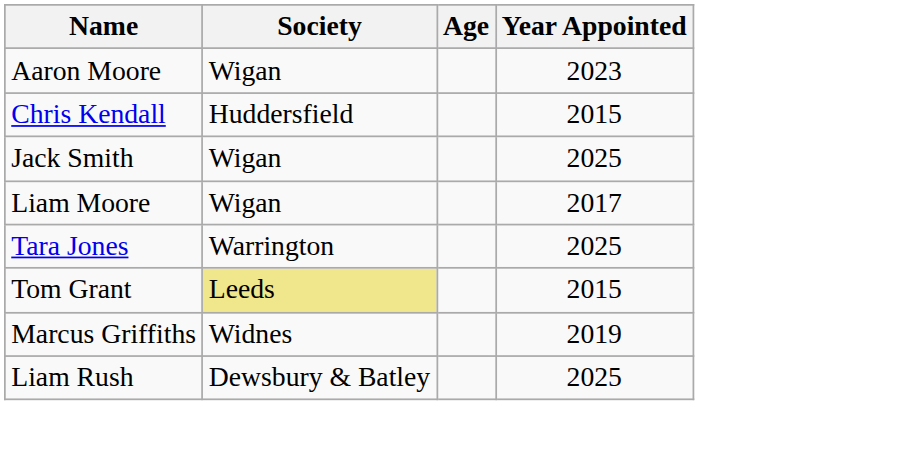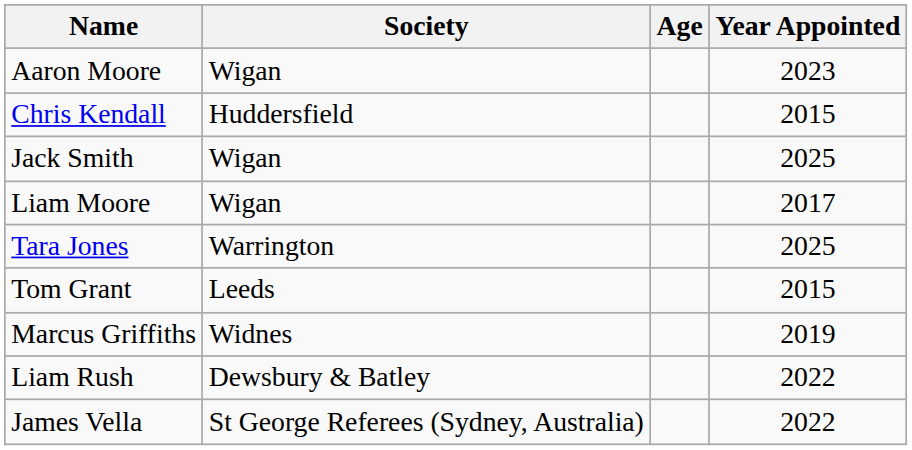(242, 289) khaki background -> (242, 289) no background
(594, 377) 2025 -> (808, 377) 2022
+ row: (77, 421)
